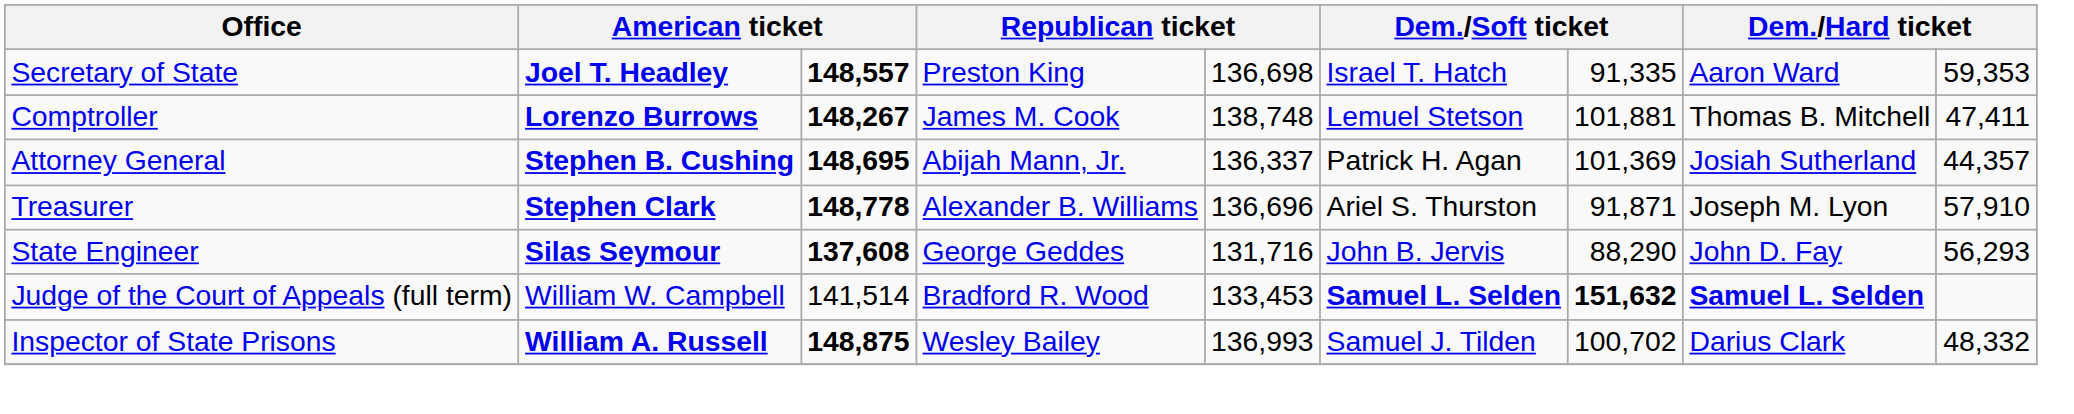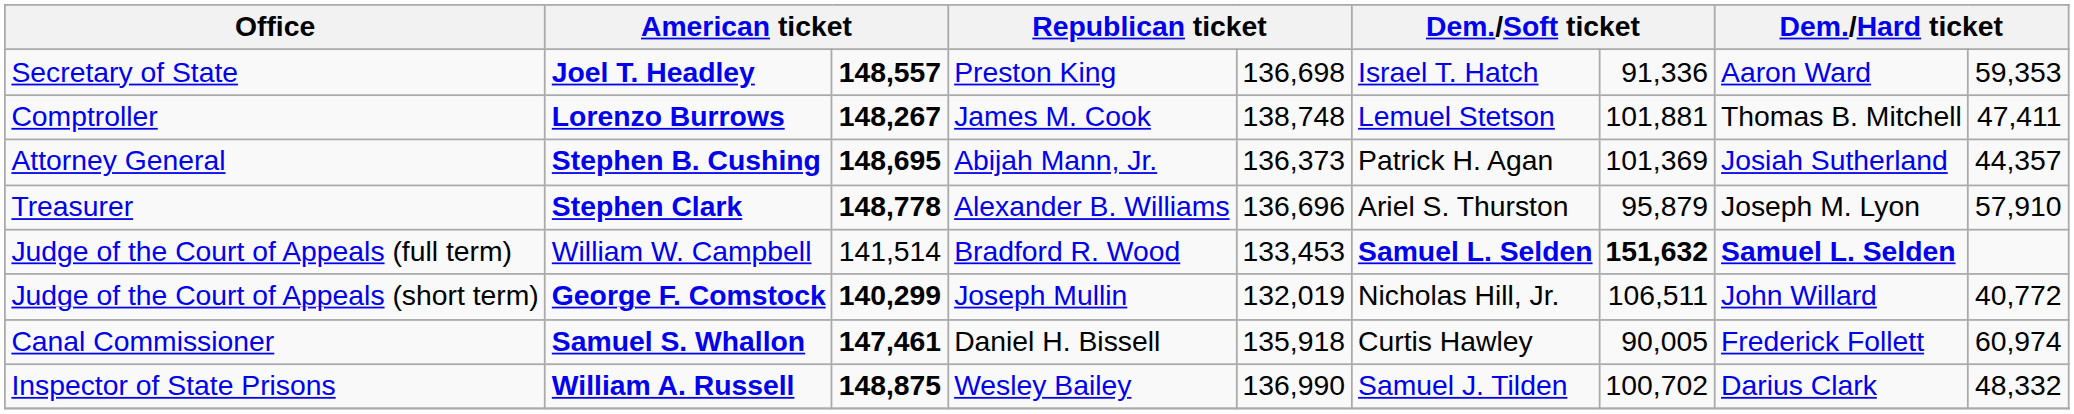(1633, 71) 91,335 -> (1665, 71) 91,336
(1262, 161) 136,337 -> (1294, 161) 136,373
(1633, 206) 91,871 -> (1665, 206) 95,879
- row: (105, 251)
+ row: (275, 296)
+ row: (143, 341)
(1262, 341) 136,993 -> (1294, 386) 136,990
